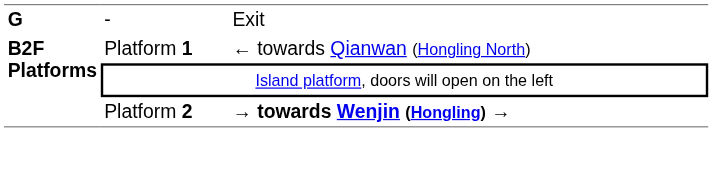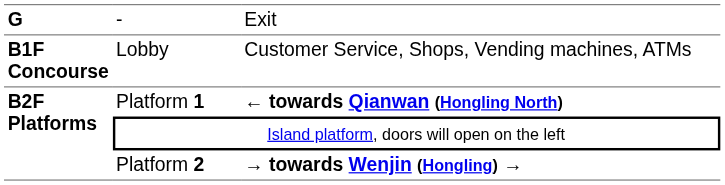+ row: (142, 49)
(381, 48) normal -> (404, 101) bold
